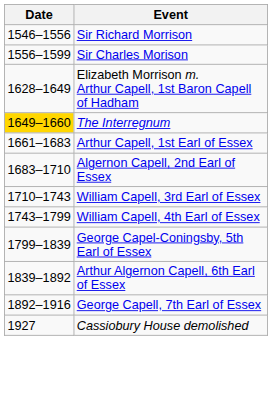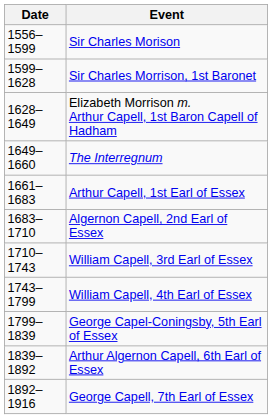- row: (134, 35)
+ row: (163, 76)
(39, 123) gold background -> (25, 158) no background
- row: (163, 325)
